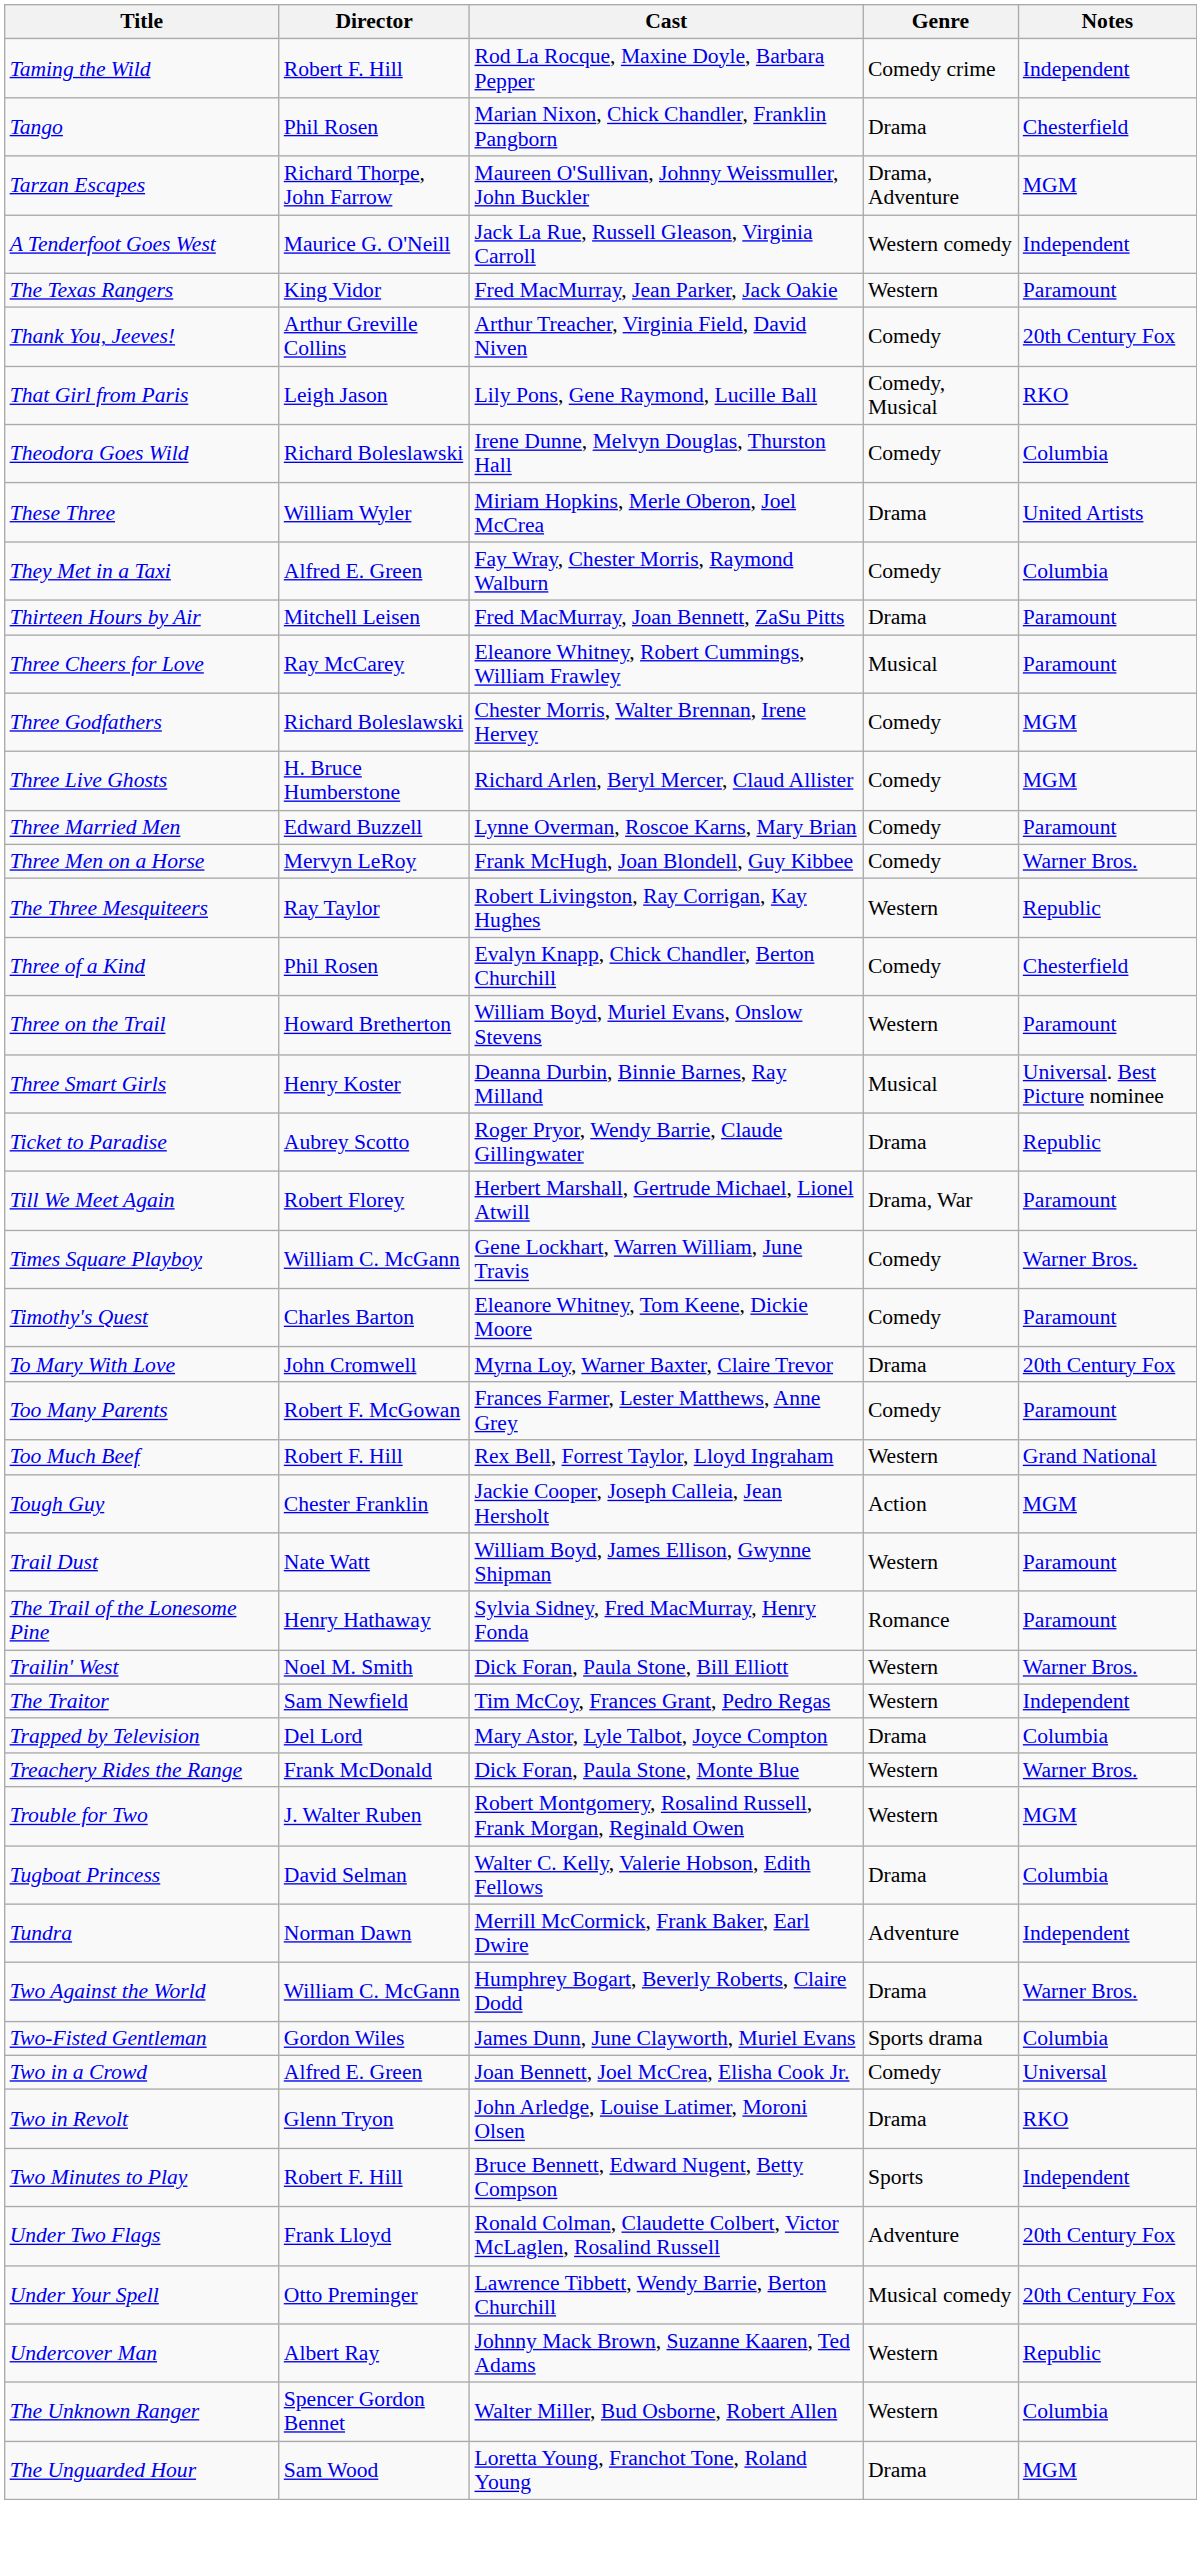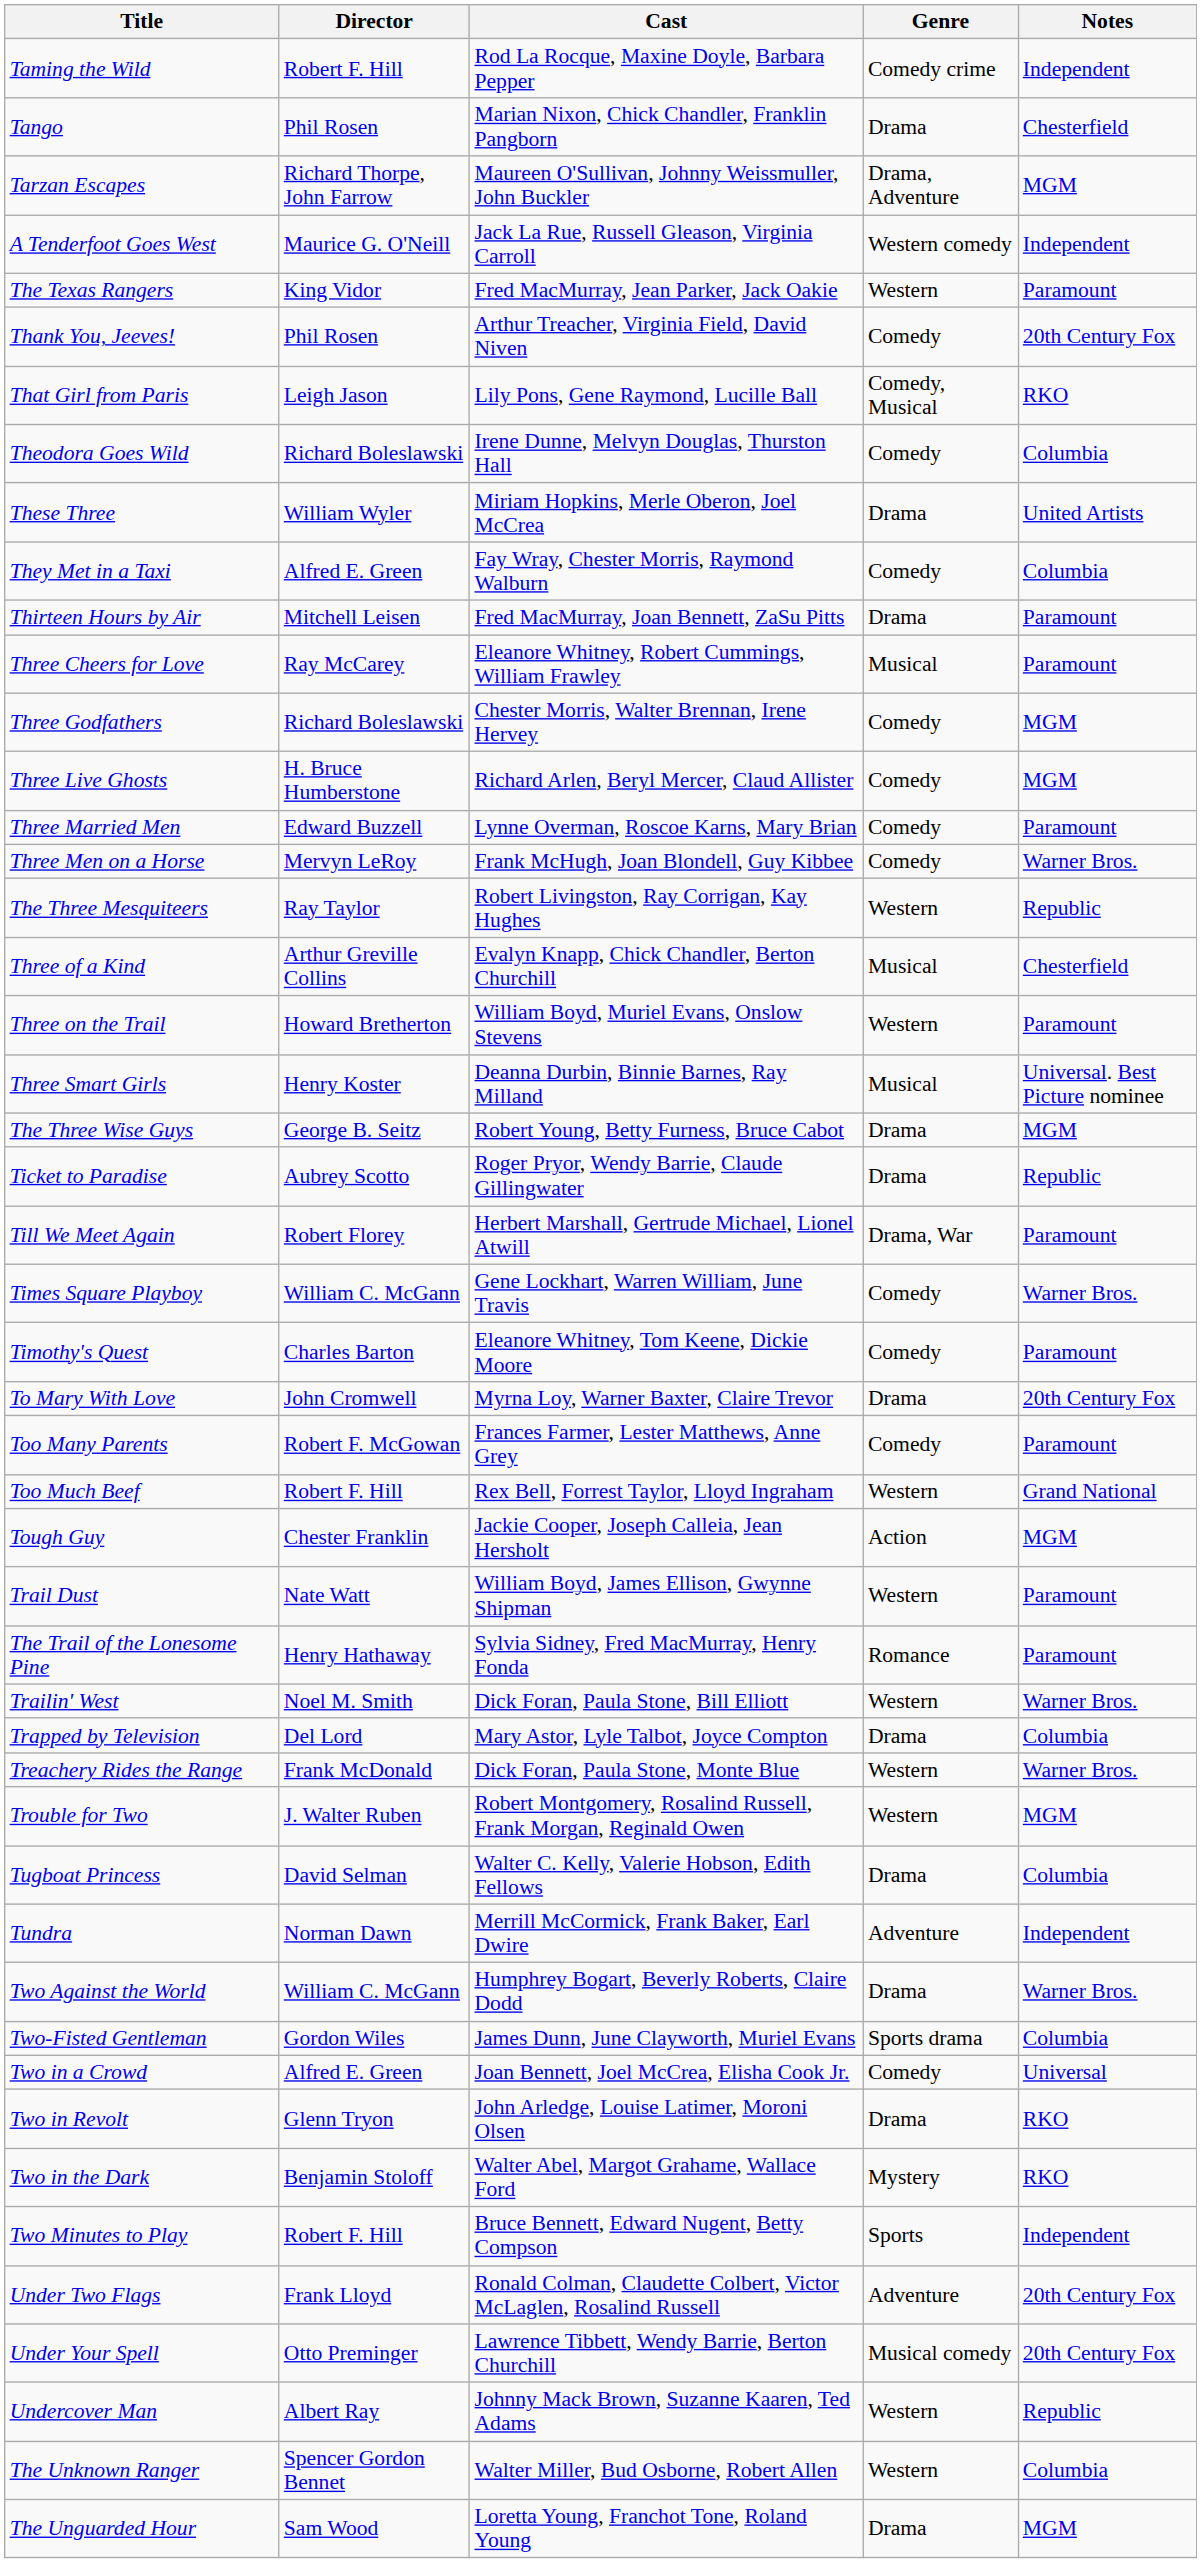(351, 336) Arthur Greville Collins -> (331, 336) Phil Rosen
(331, 966) Phil Rosen -> (351, 966) Arthur Greville Collins
(904, 966) Comedy -> (903, 966) Musical
+ row: (101, 1129)
- row: (59, 1701)
+ row: (79, 2177)
